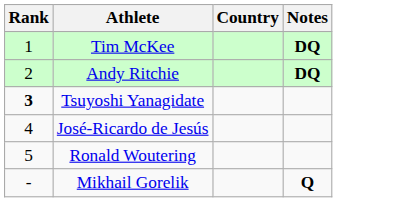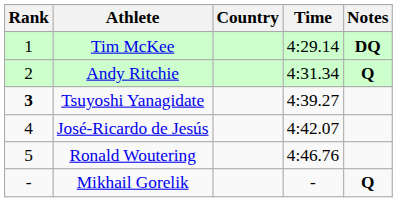+ column: (313, 18)
(307, 73) DQ -> (368, 73) Q
